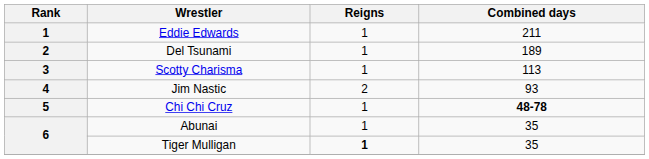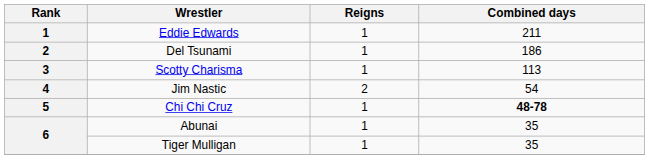(532, 51) 189 -> (532, 51) 186
(532, 88) 93 -> (532, 88) 54
(364, 145) bold -> (364, 145) normal
